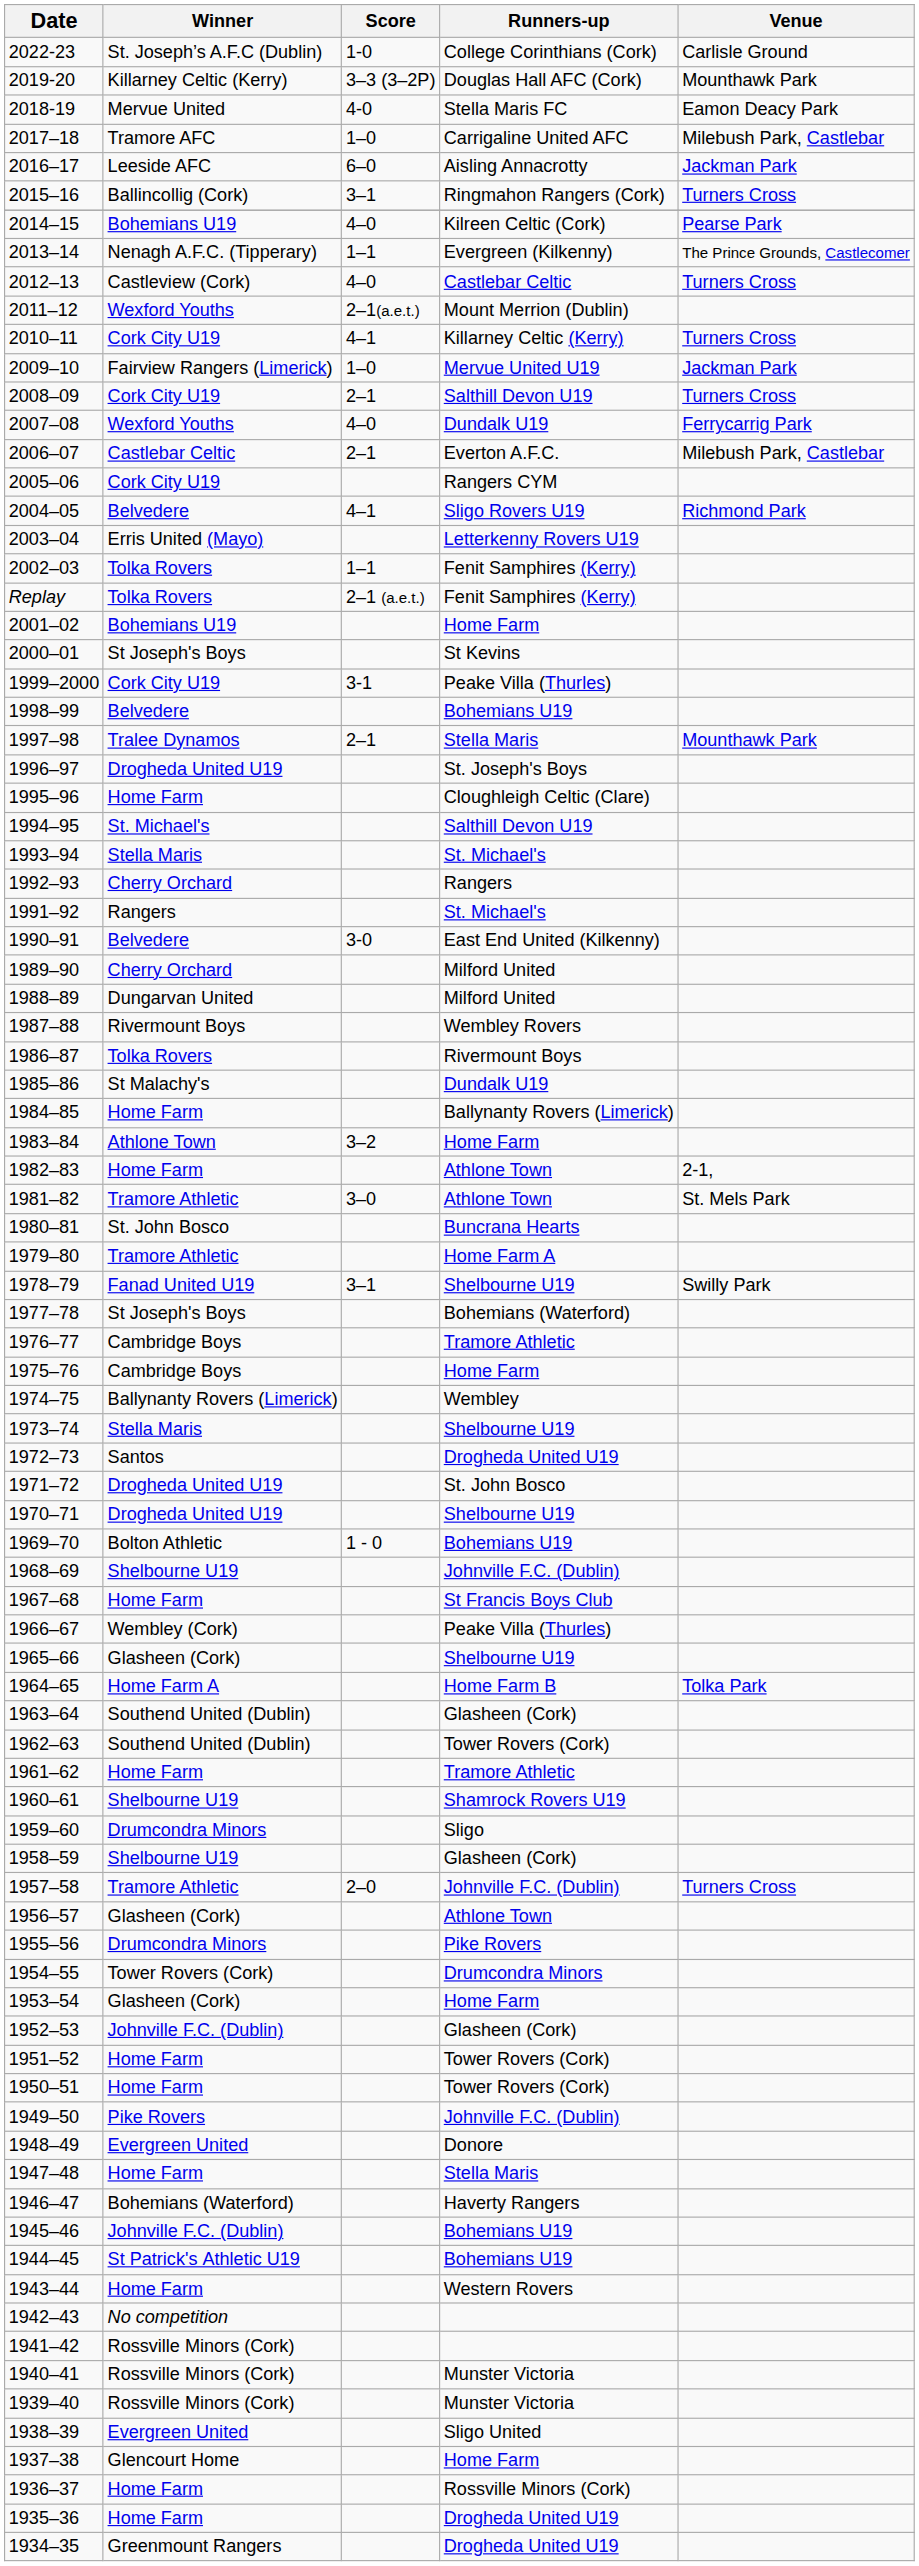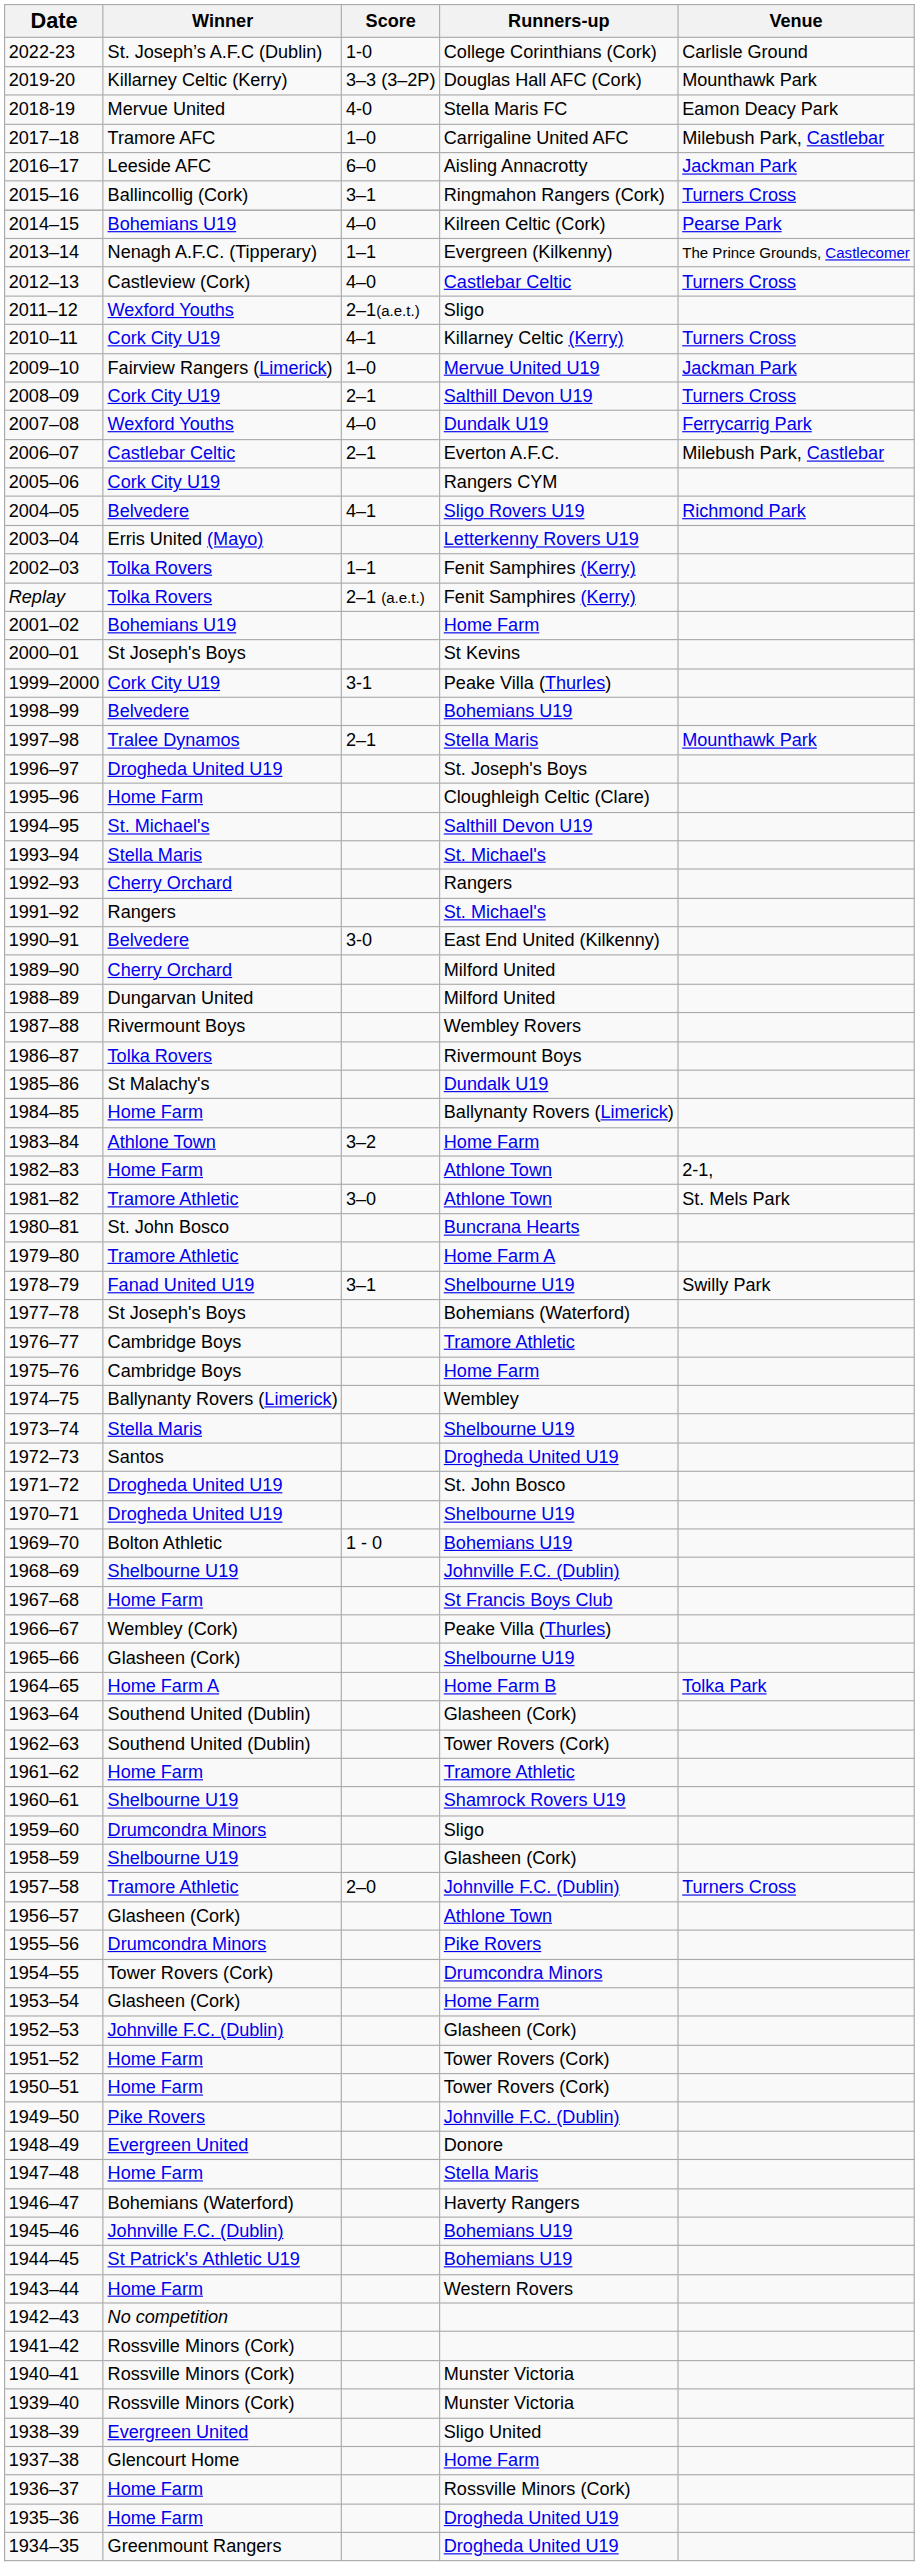(536, 310) Mount Merrion (Dublin) -> (464, 310) Sligo
